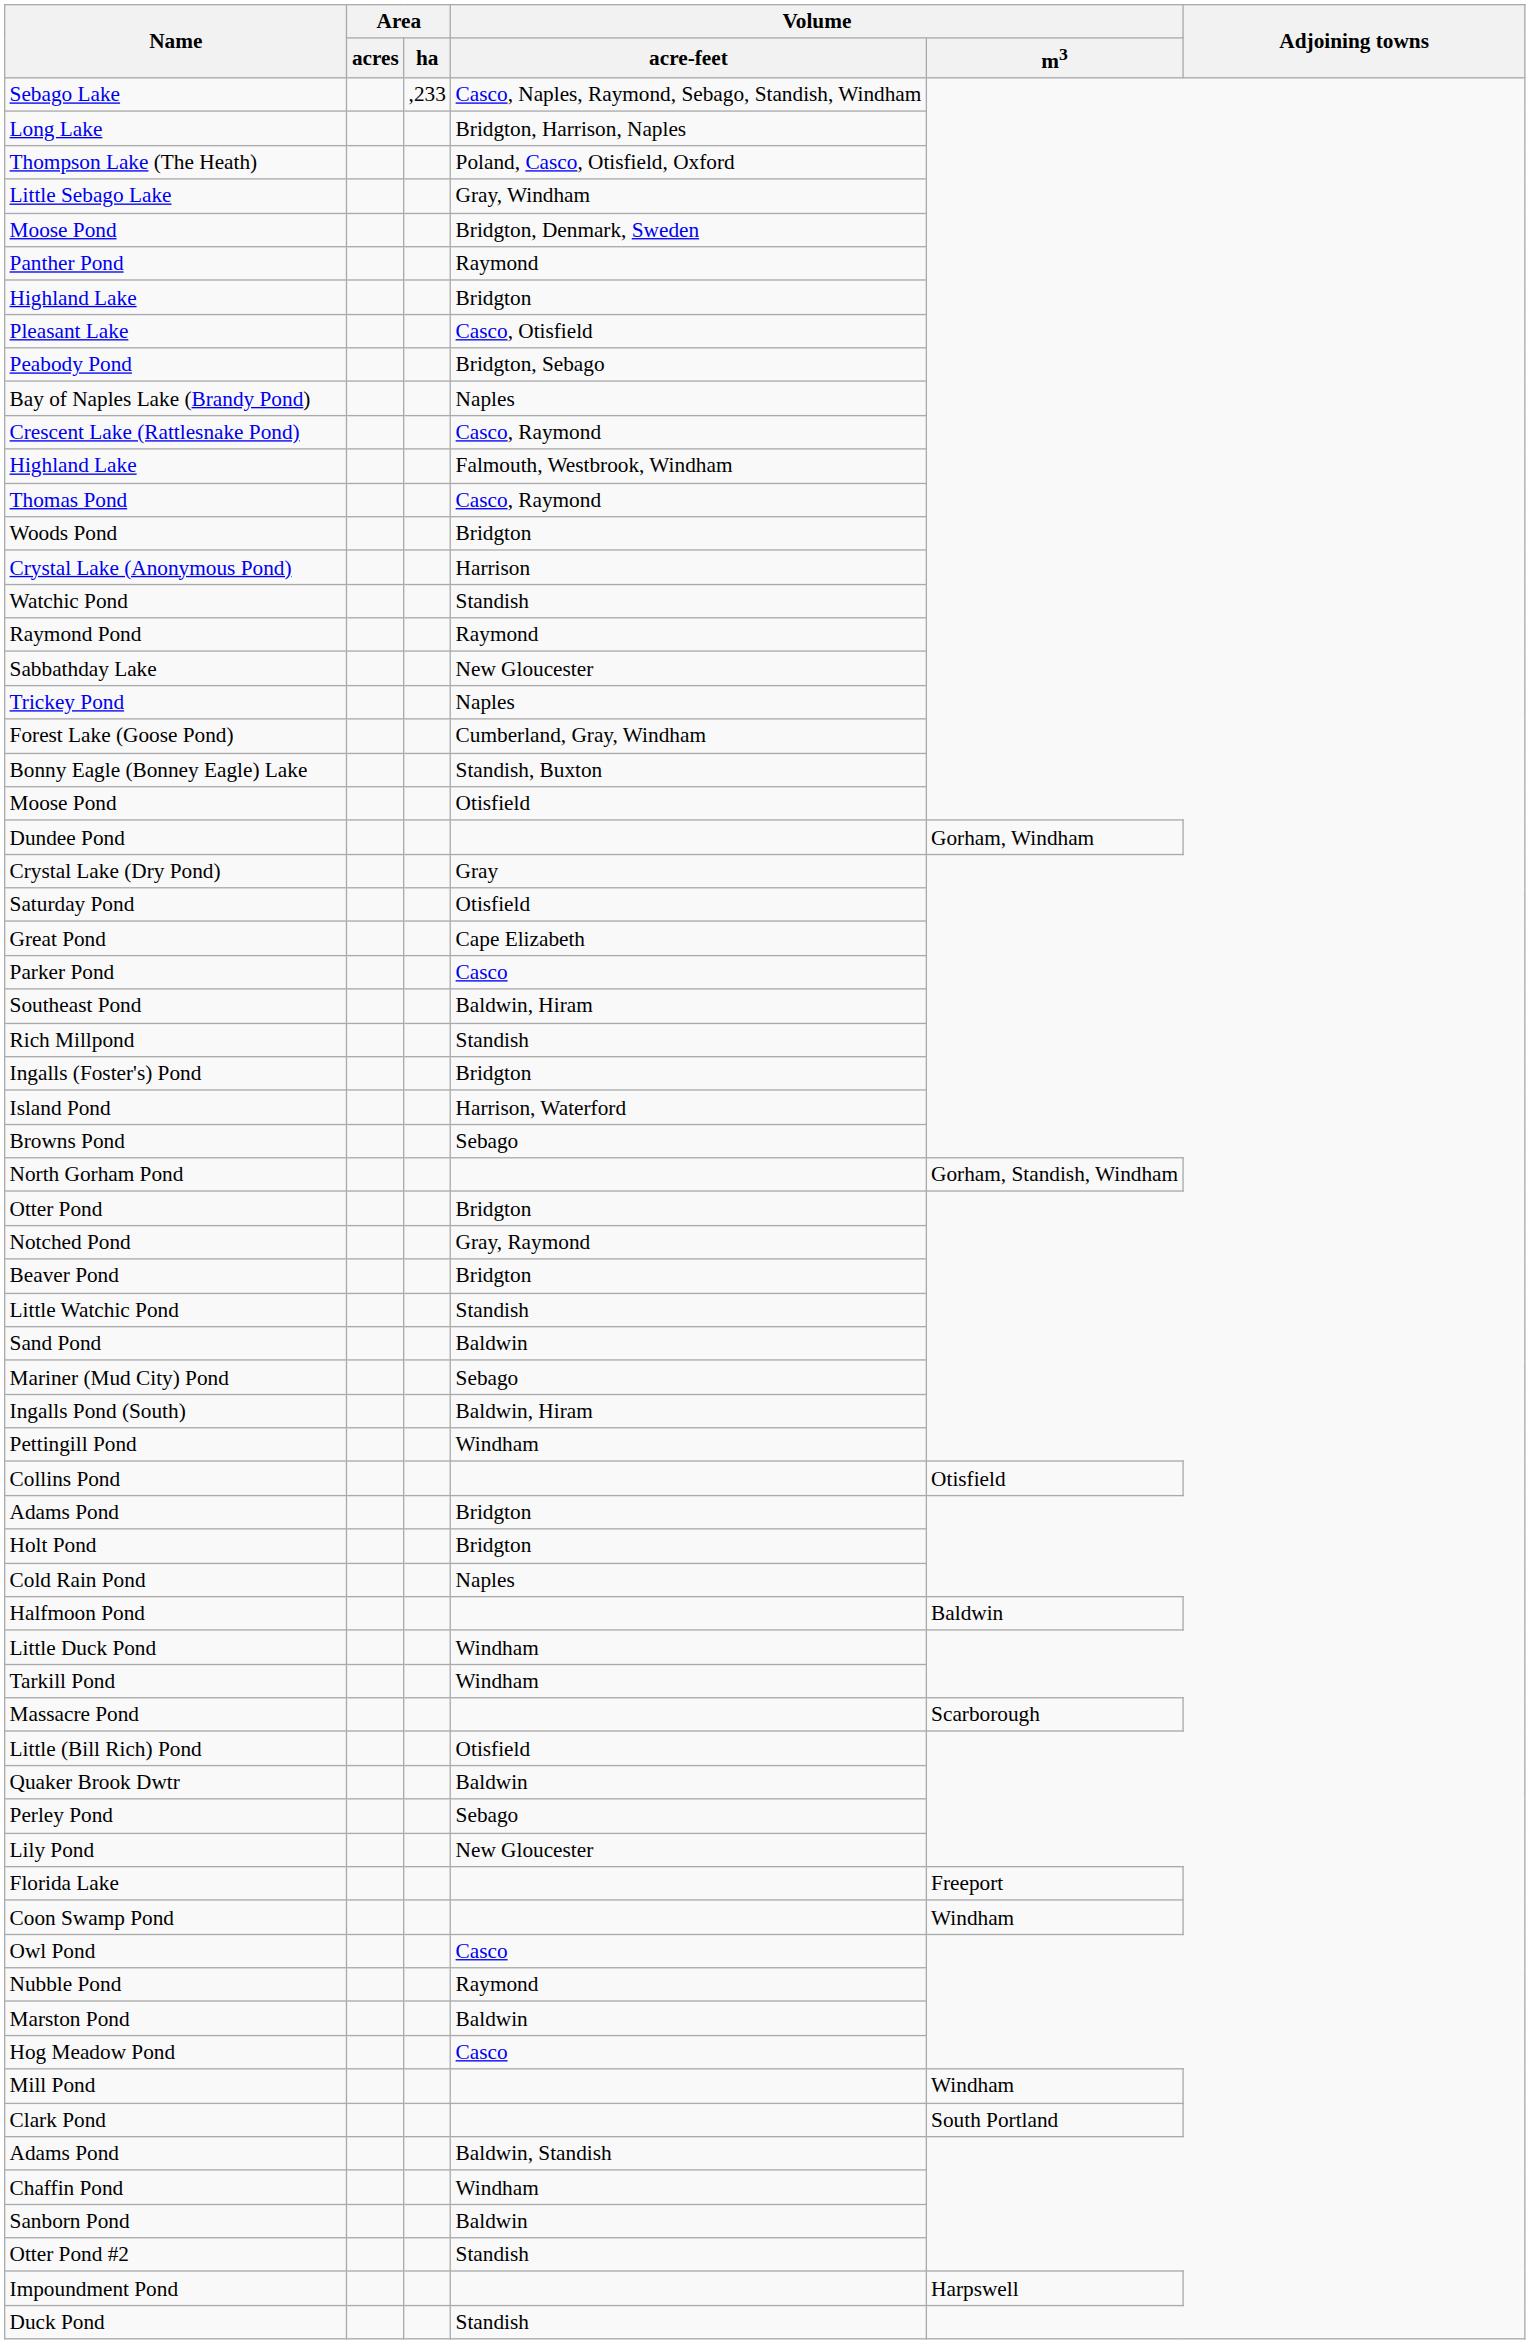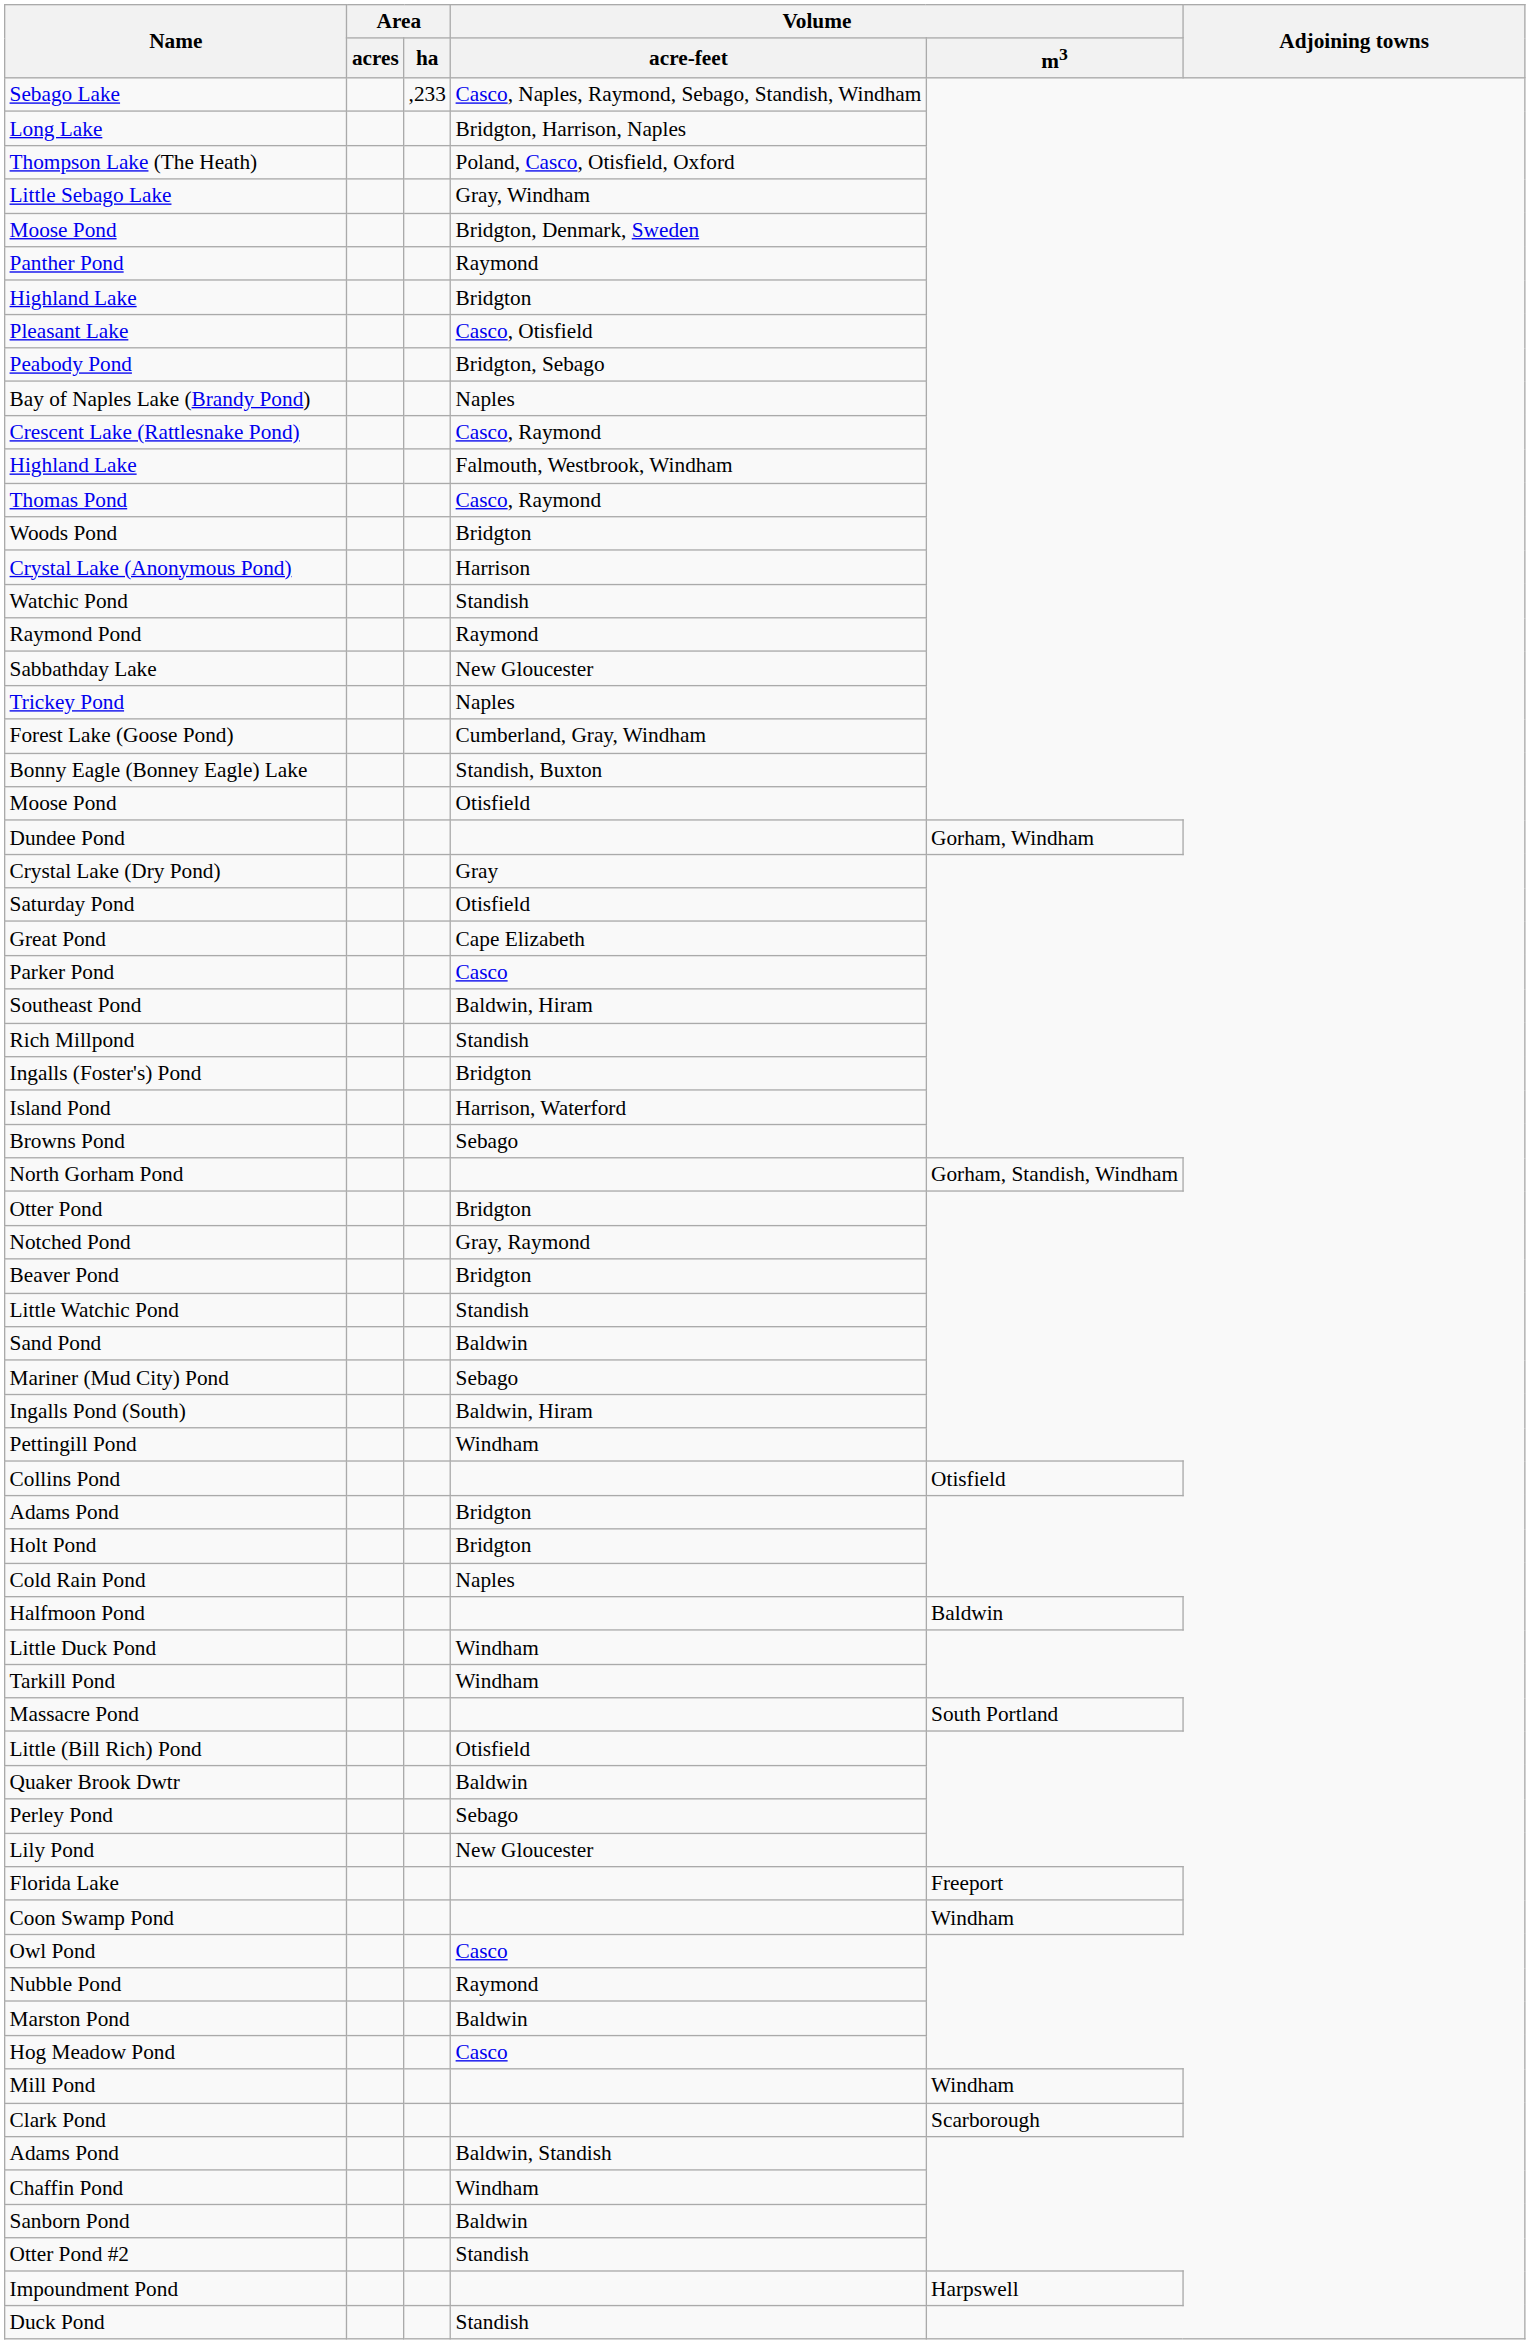(985, 1714) Scarborough -> (995, 1714) South Portland
(995, 2119) South Portland -> (985, 2119) Scarborough
